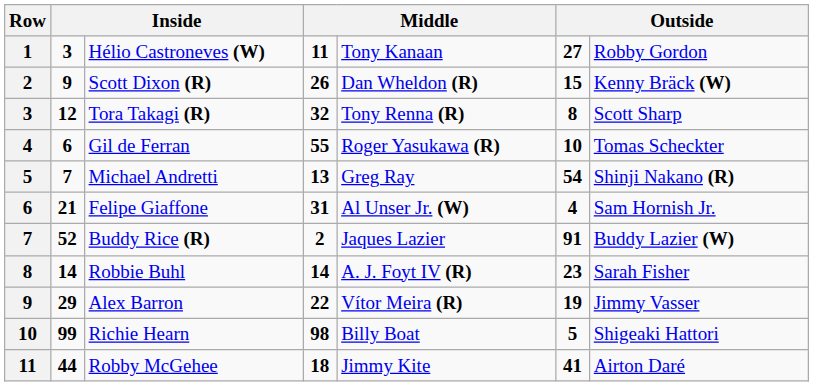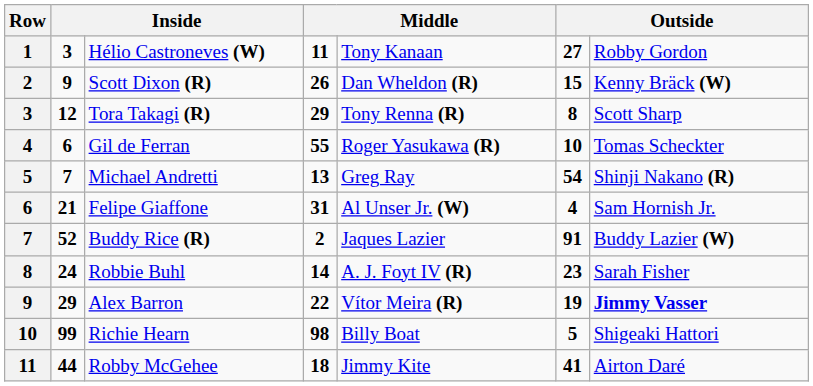(320, 114) 32 -> (320, 114) 29
(67, 270) 14 -> (67, 270) 24
(647, 302) normal -> (650, 302) bold
